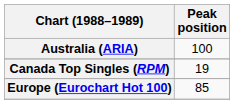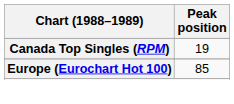- row: (89, 48)
